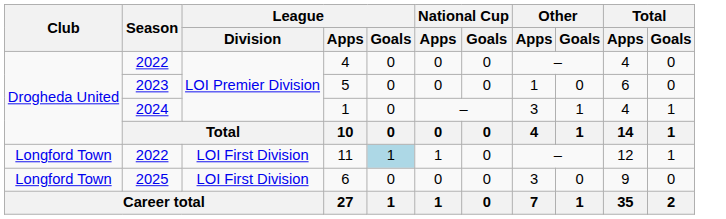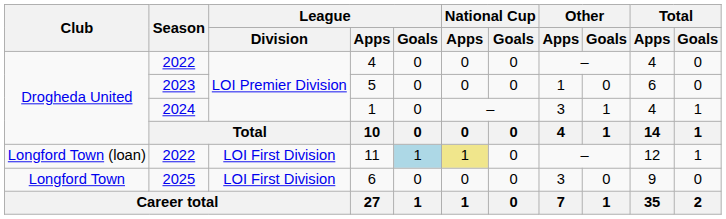(63, 156) Longford Town -> (77, 156) Longford Town (loan)
(438, 156) no background -> (465, 156) khaki background
